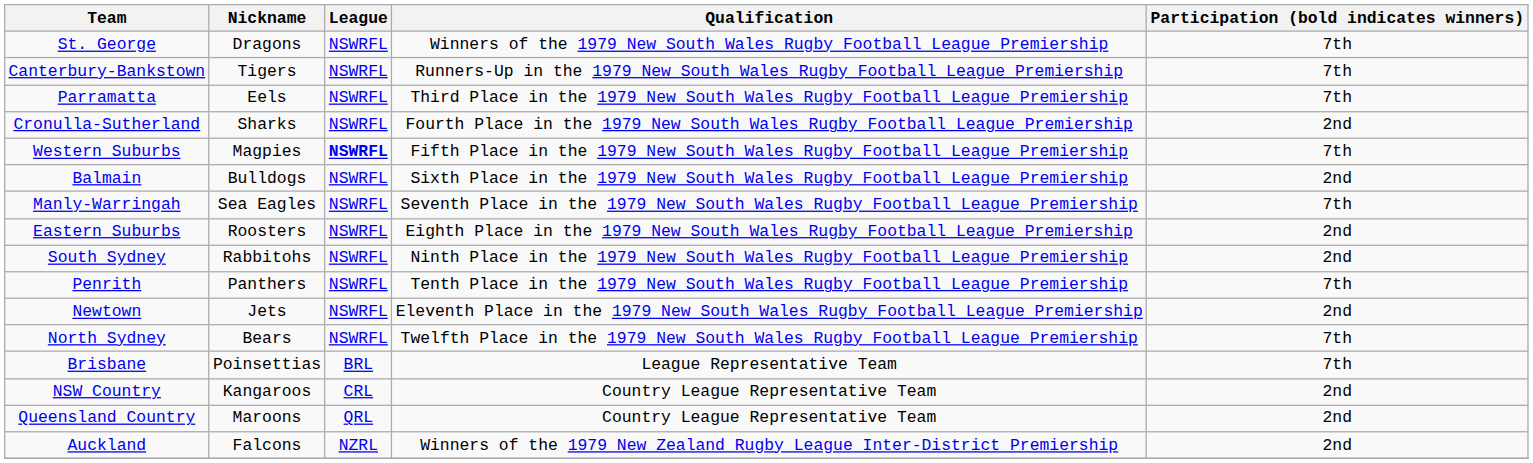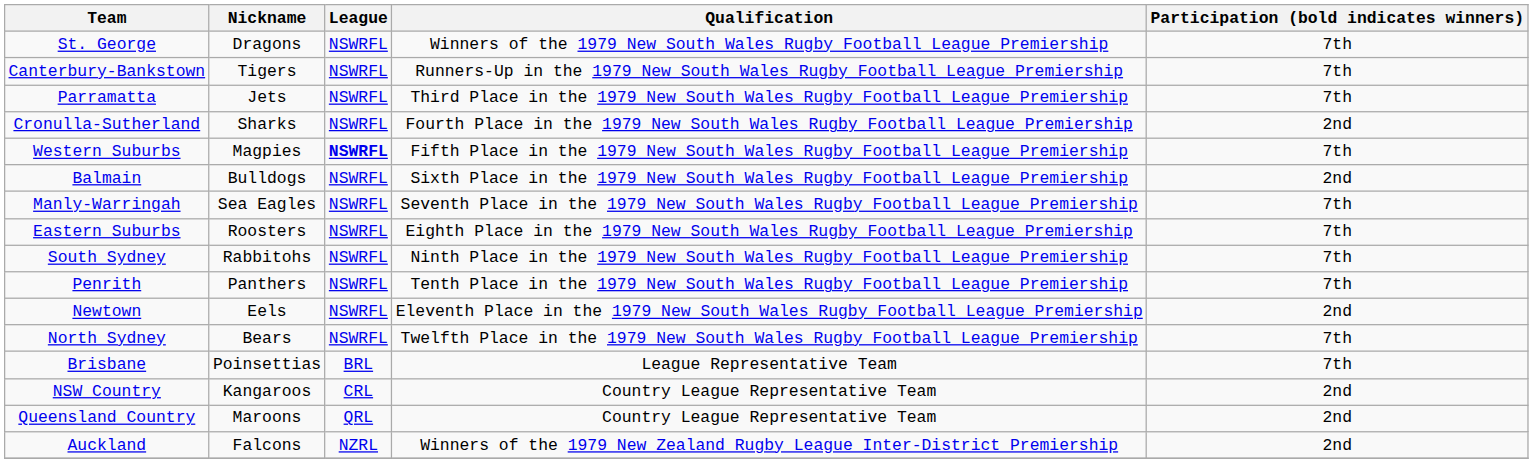(267, 98) Eels -> (267, 98) Jets
(1337, 232) 2nd -> (1337, 232) 7th
(1337, 258) 2nd -> (1337, 258) 7th
(267, 312) Jets -> (267, 312) Eels
